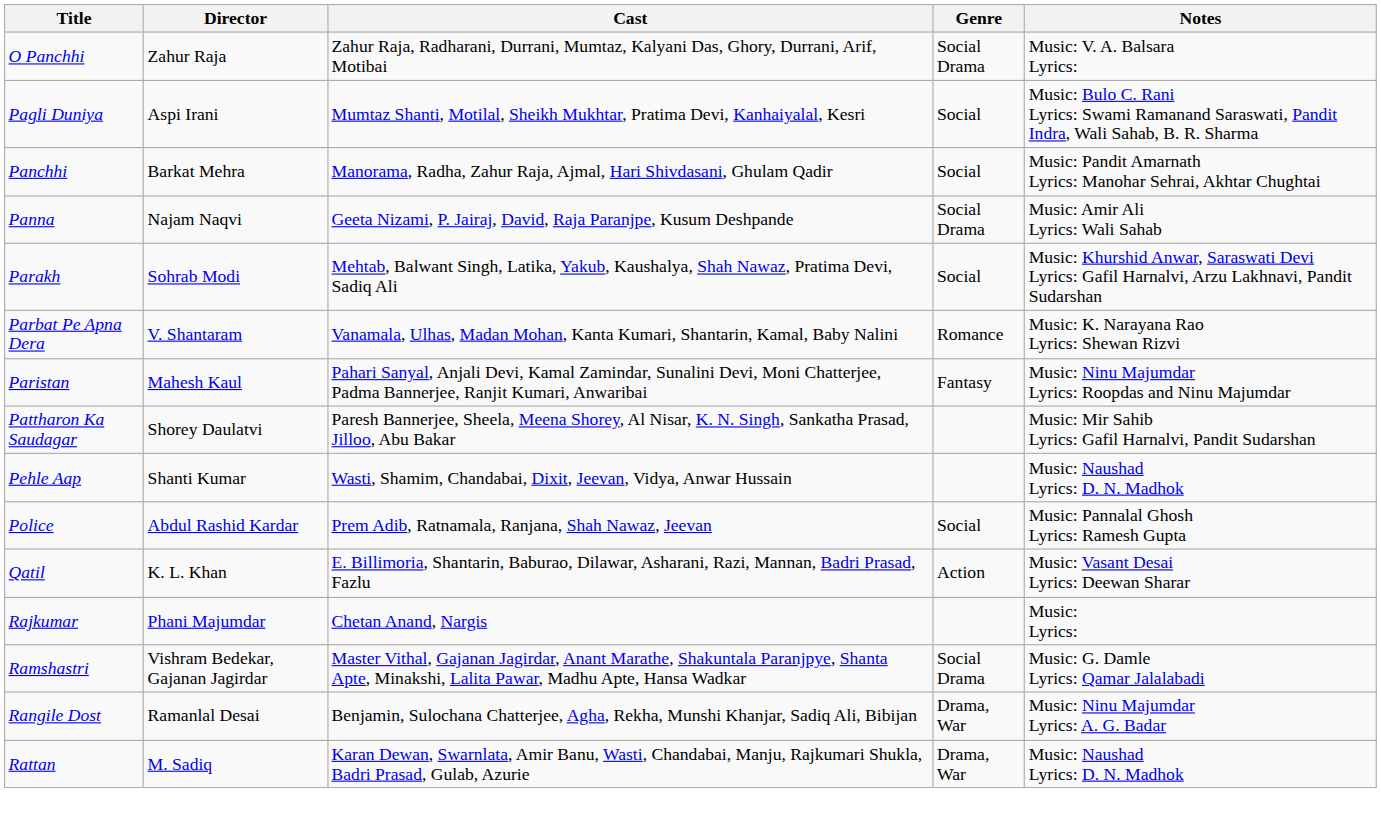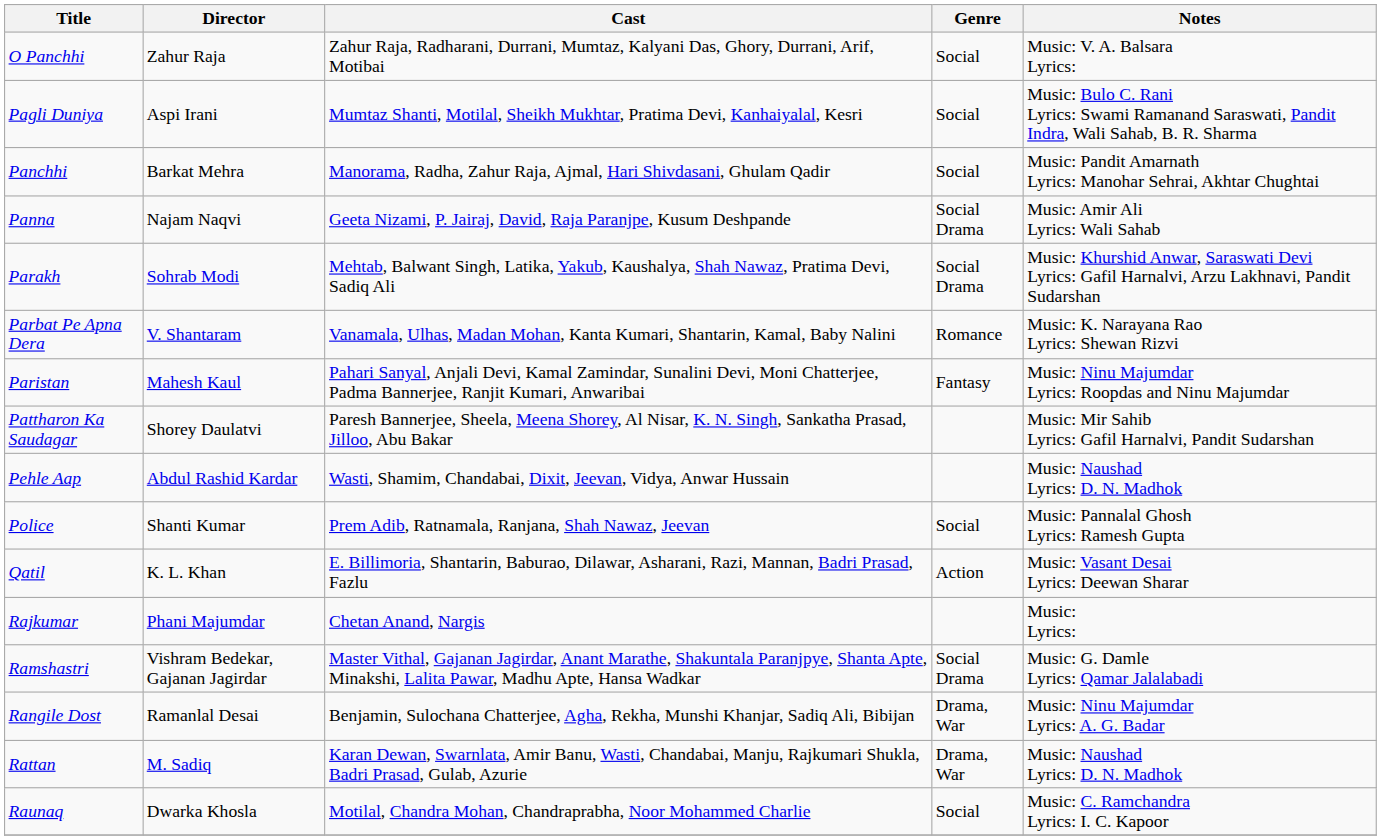(961, 56) Social Drama -> (958, 56) Social
(959, 276) Social -> (960, 276) Social Drama
(197, 477) Shanti Kumar -> (222, 477) Abdul Rashid Kardar
(223, 525) Abdul Rashid Kardar -> (196, 525) Shanti Kumar
+ row: (36, 811)
